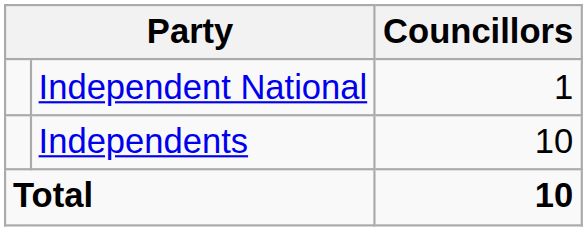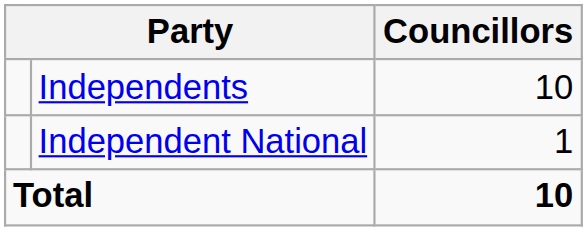rows swapped: (143, 141) <-> (203, 86)
